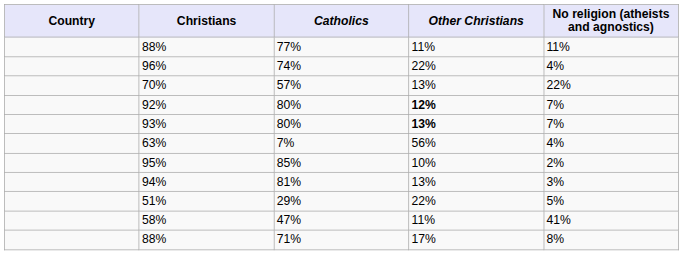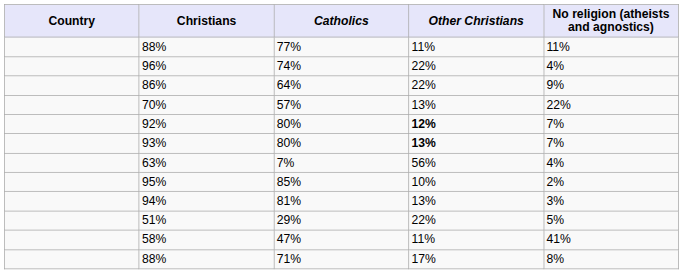+ row: (154, 85)
